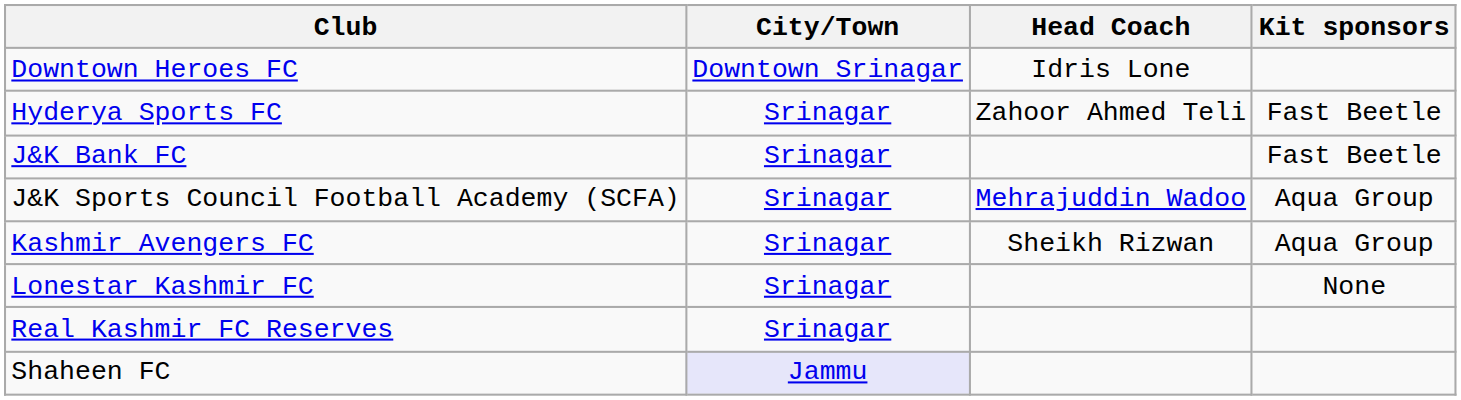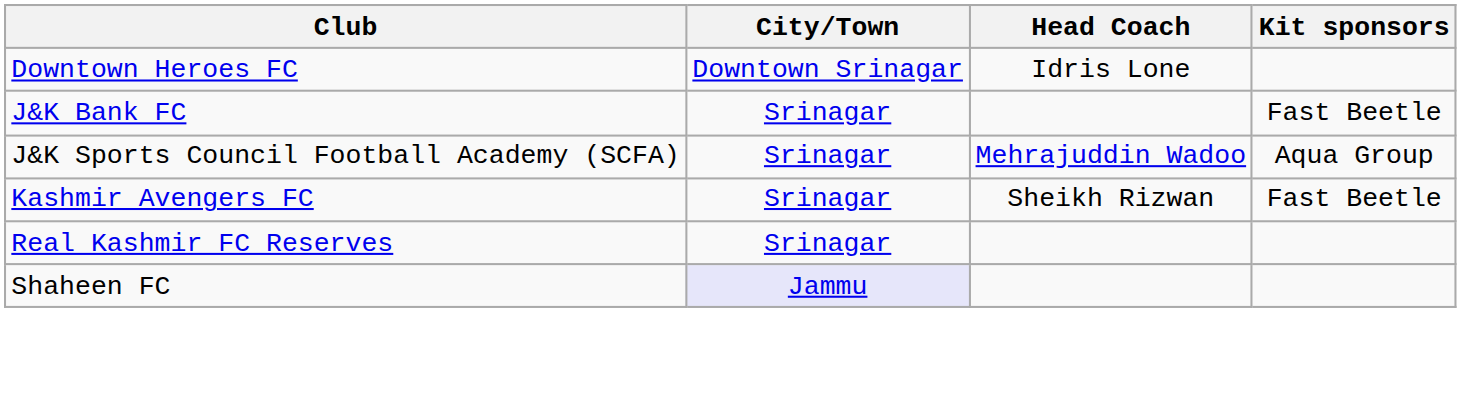- row: (147, 113)
(1354, 243) Aqua Group -> (1354, 200) Fast Beetle
- row: (163, 286)
